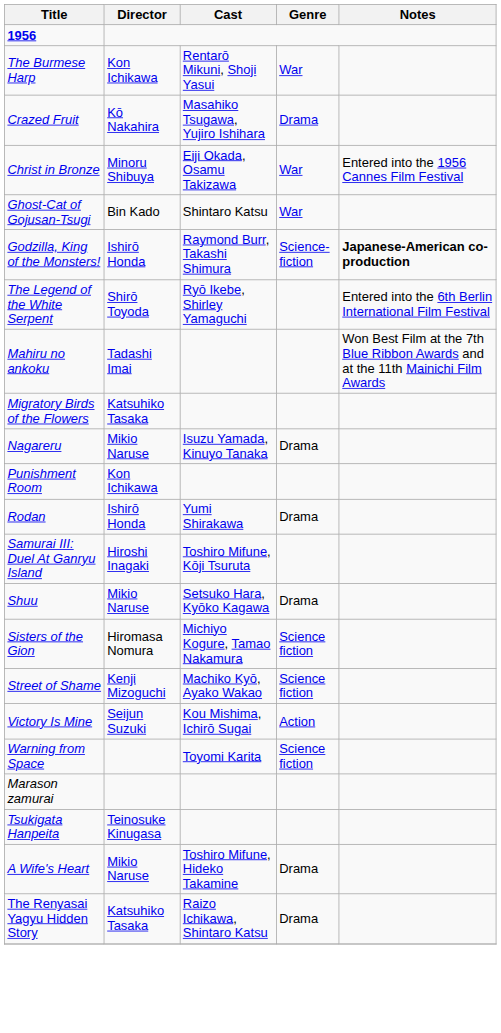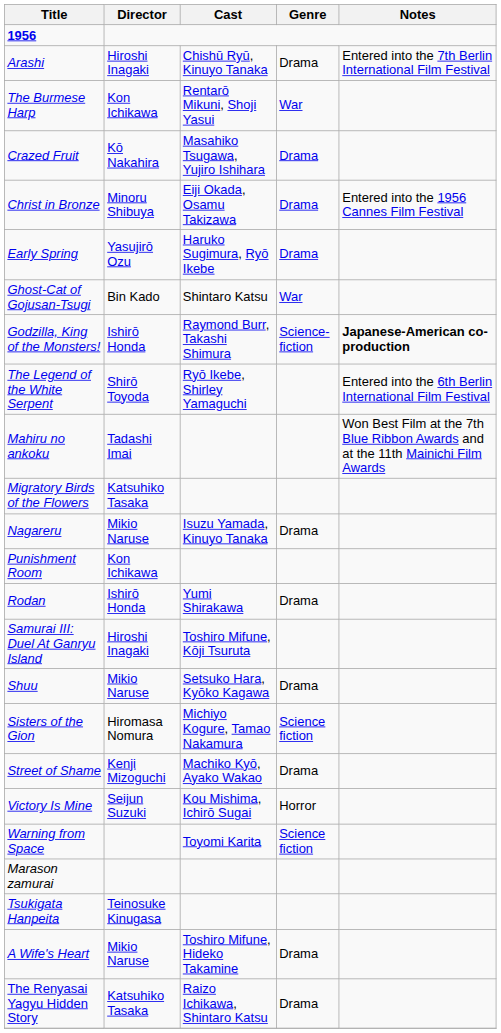+ row: (26, 63)
(291, 169) War -> (299, 205) Drama
+ row: (43, 254)
(302, 686) Science fiction -> (299, 771) Drama
(297, 721) Action -> (298, 806) Horror
